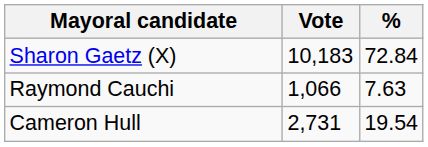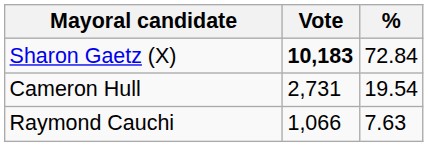(320, 55) normal -> (320, 55) bold
rows swapped: (75, 123) <-> (92, 89)
